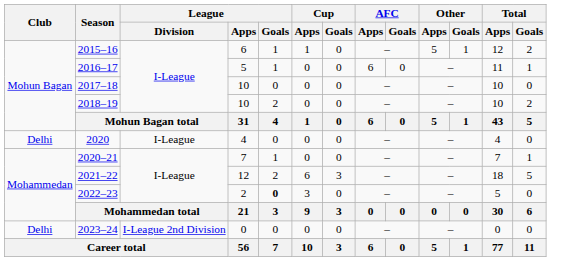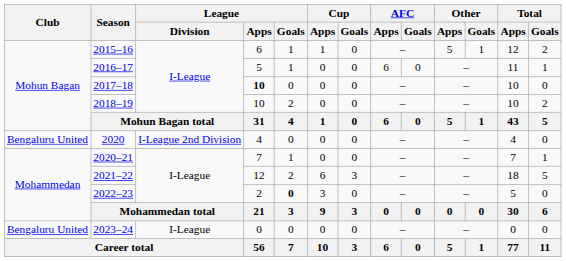(244, 85) normal -> (259, 85) bold
(40, 139) Delhi -> (48, 139) Bengaluru United
(174, 139) I-League -> (190, 139) I-League 2nd Division
(40, 229) Delhi -> (48, 229) Bengaluru United
(174, 229) I-League 2nd Division -> (190, 229) I-League
